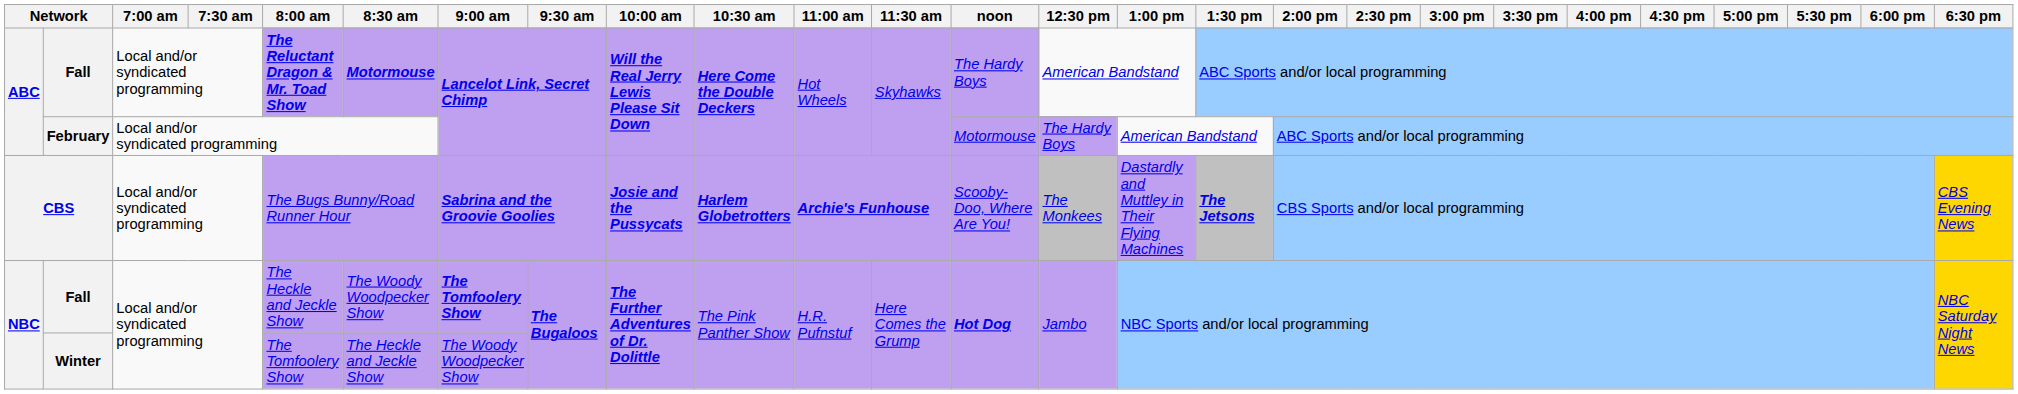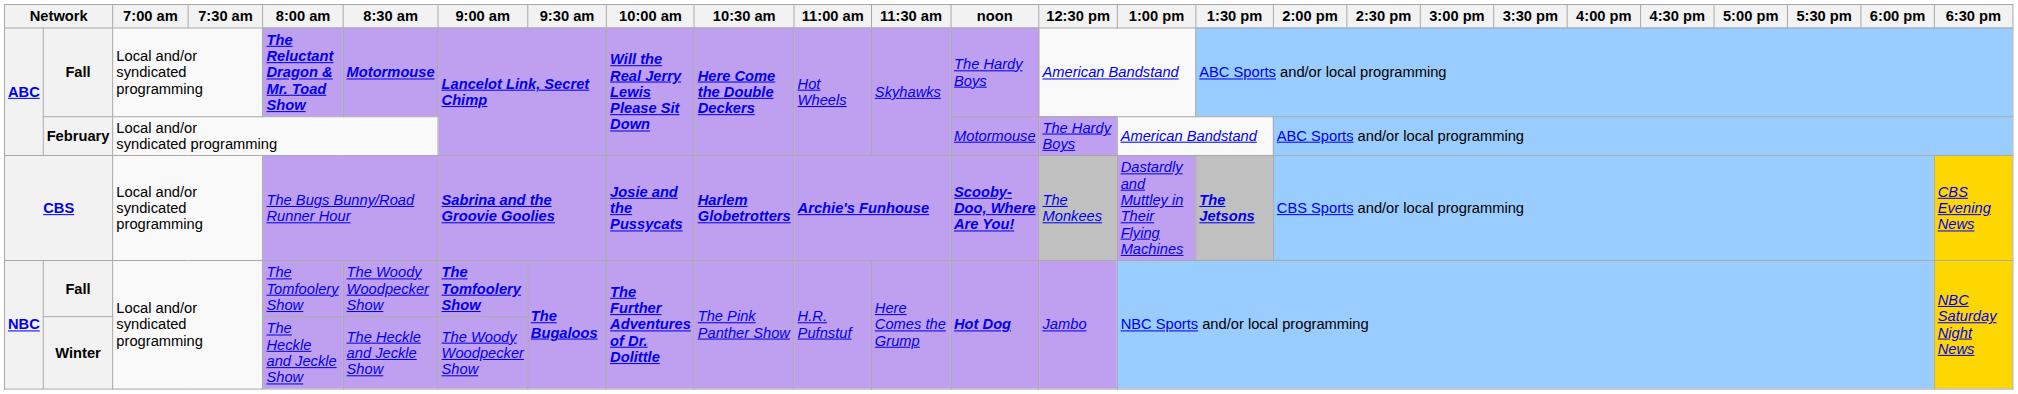(993, 209) normal -> (995, 209) bold
(302, 297) The Heckle and Jeckle Show -> (303, 289) The Tomfoolery Show
(303, 361) The Tomfoolery Show -> (302, 353) The Heckle and Jeckle Show
